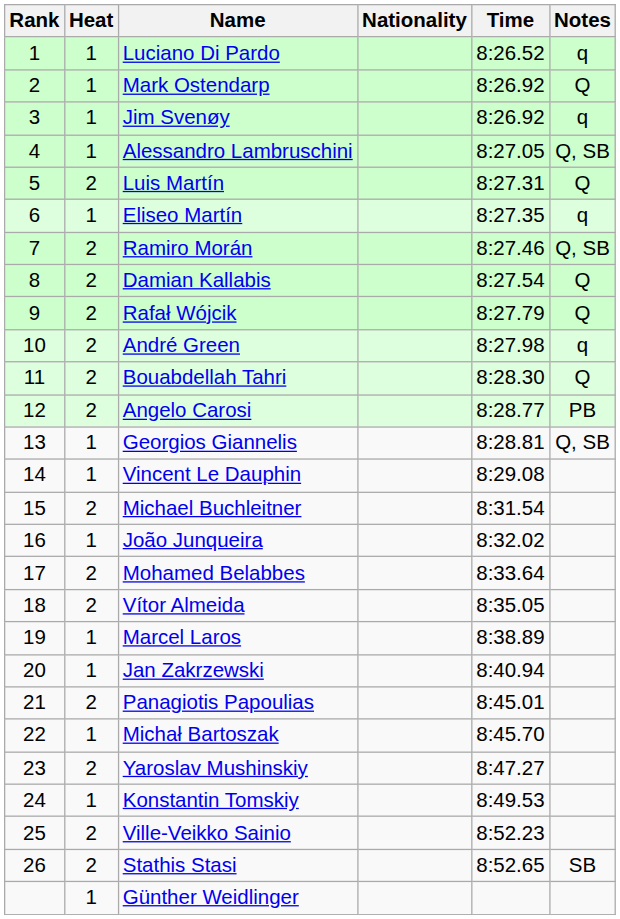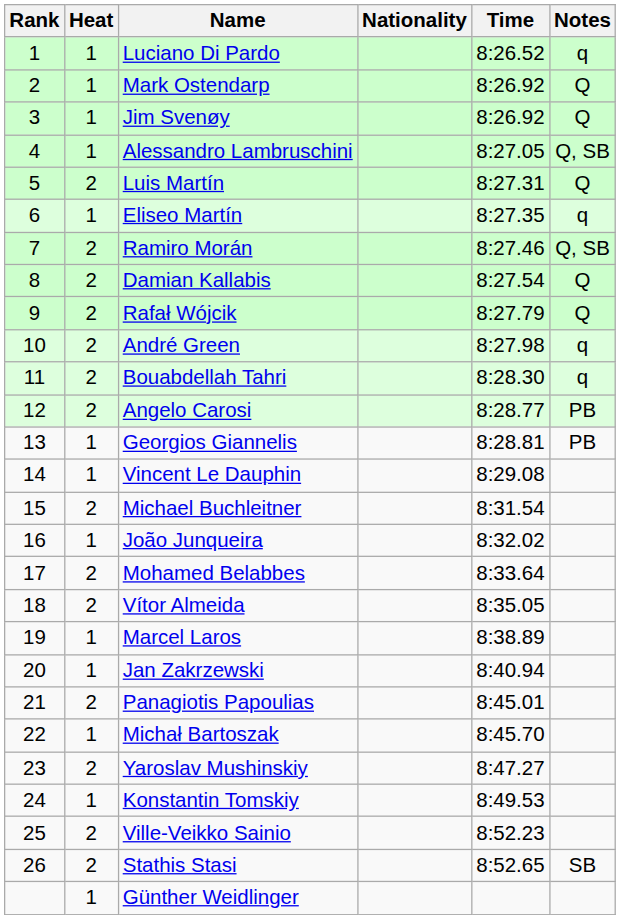(582, 118) q -> (582, 118) Q
(582, 378) Q -> (582, 378) q
(582, 442) Q, SB -> (582, 442) PB
